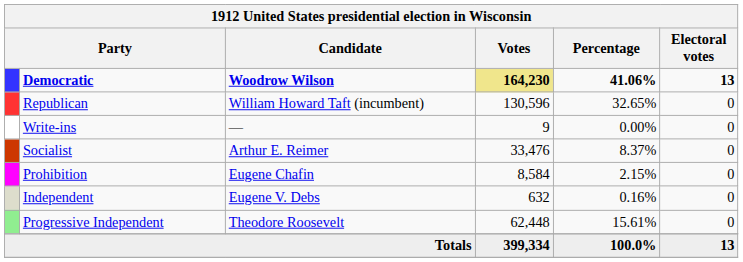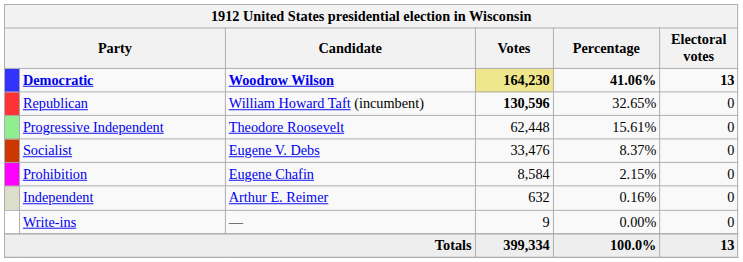(527, 104) normal -> (527, 104) bold
rows swapped: (93, 221) <-> (50, 127)
(279, 151) Arthur E. Reimer -> (274, 151) Eugene V. Debs
(274, 198) Eugene V. Debs -> (279, 198) Arthur E. Reimer
